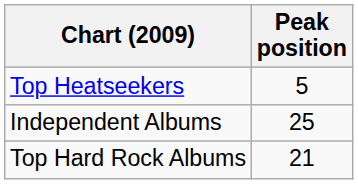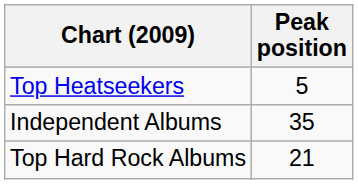(302, 122) 25 -> (302, 122) 35
